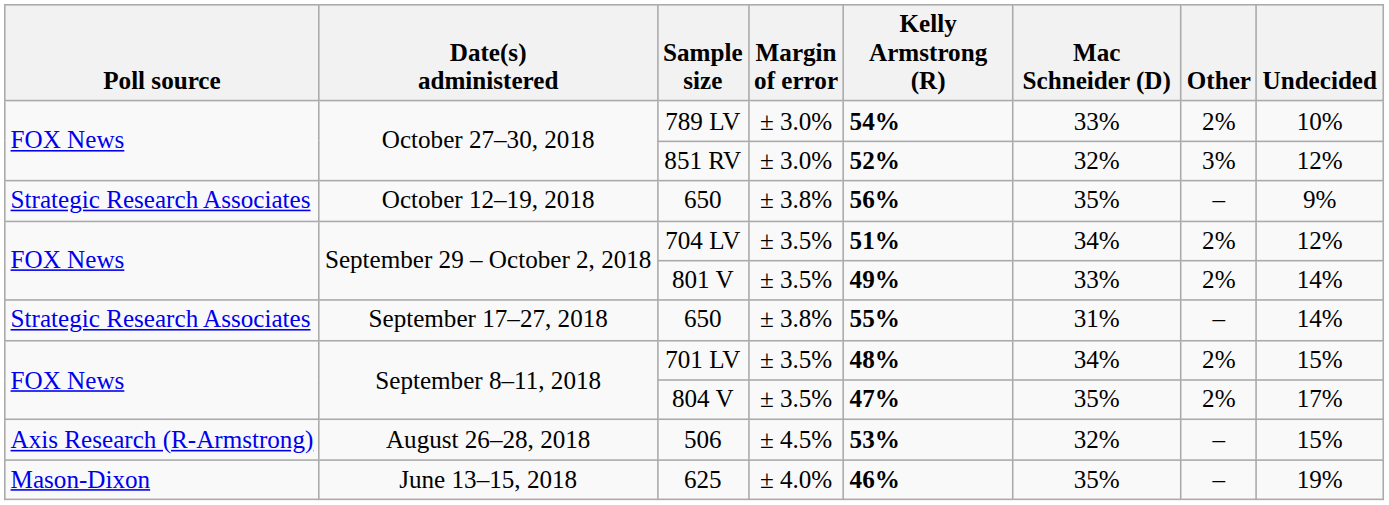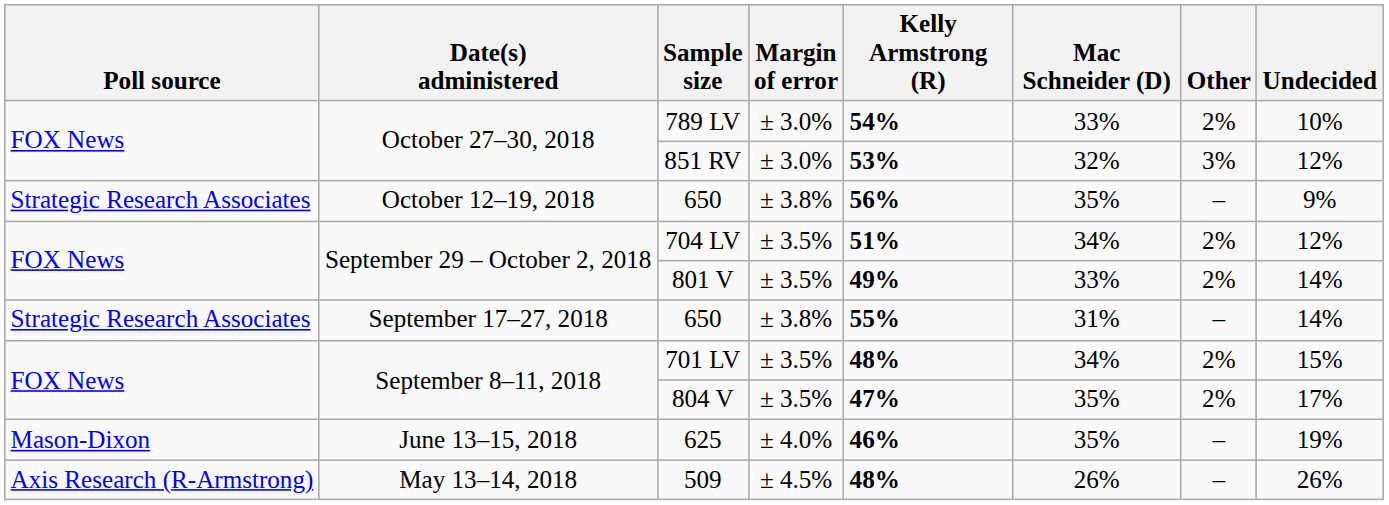(875, 160) 52% -> (875, 160) 53%
- row: (488, 439)
+ row: (488, 479)
